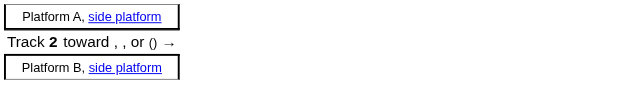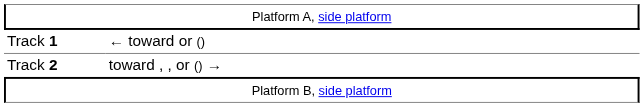+ row: (32, 41)
